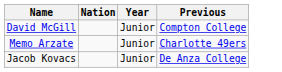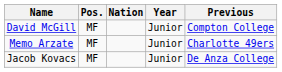+ column: (92, 12)
